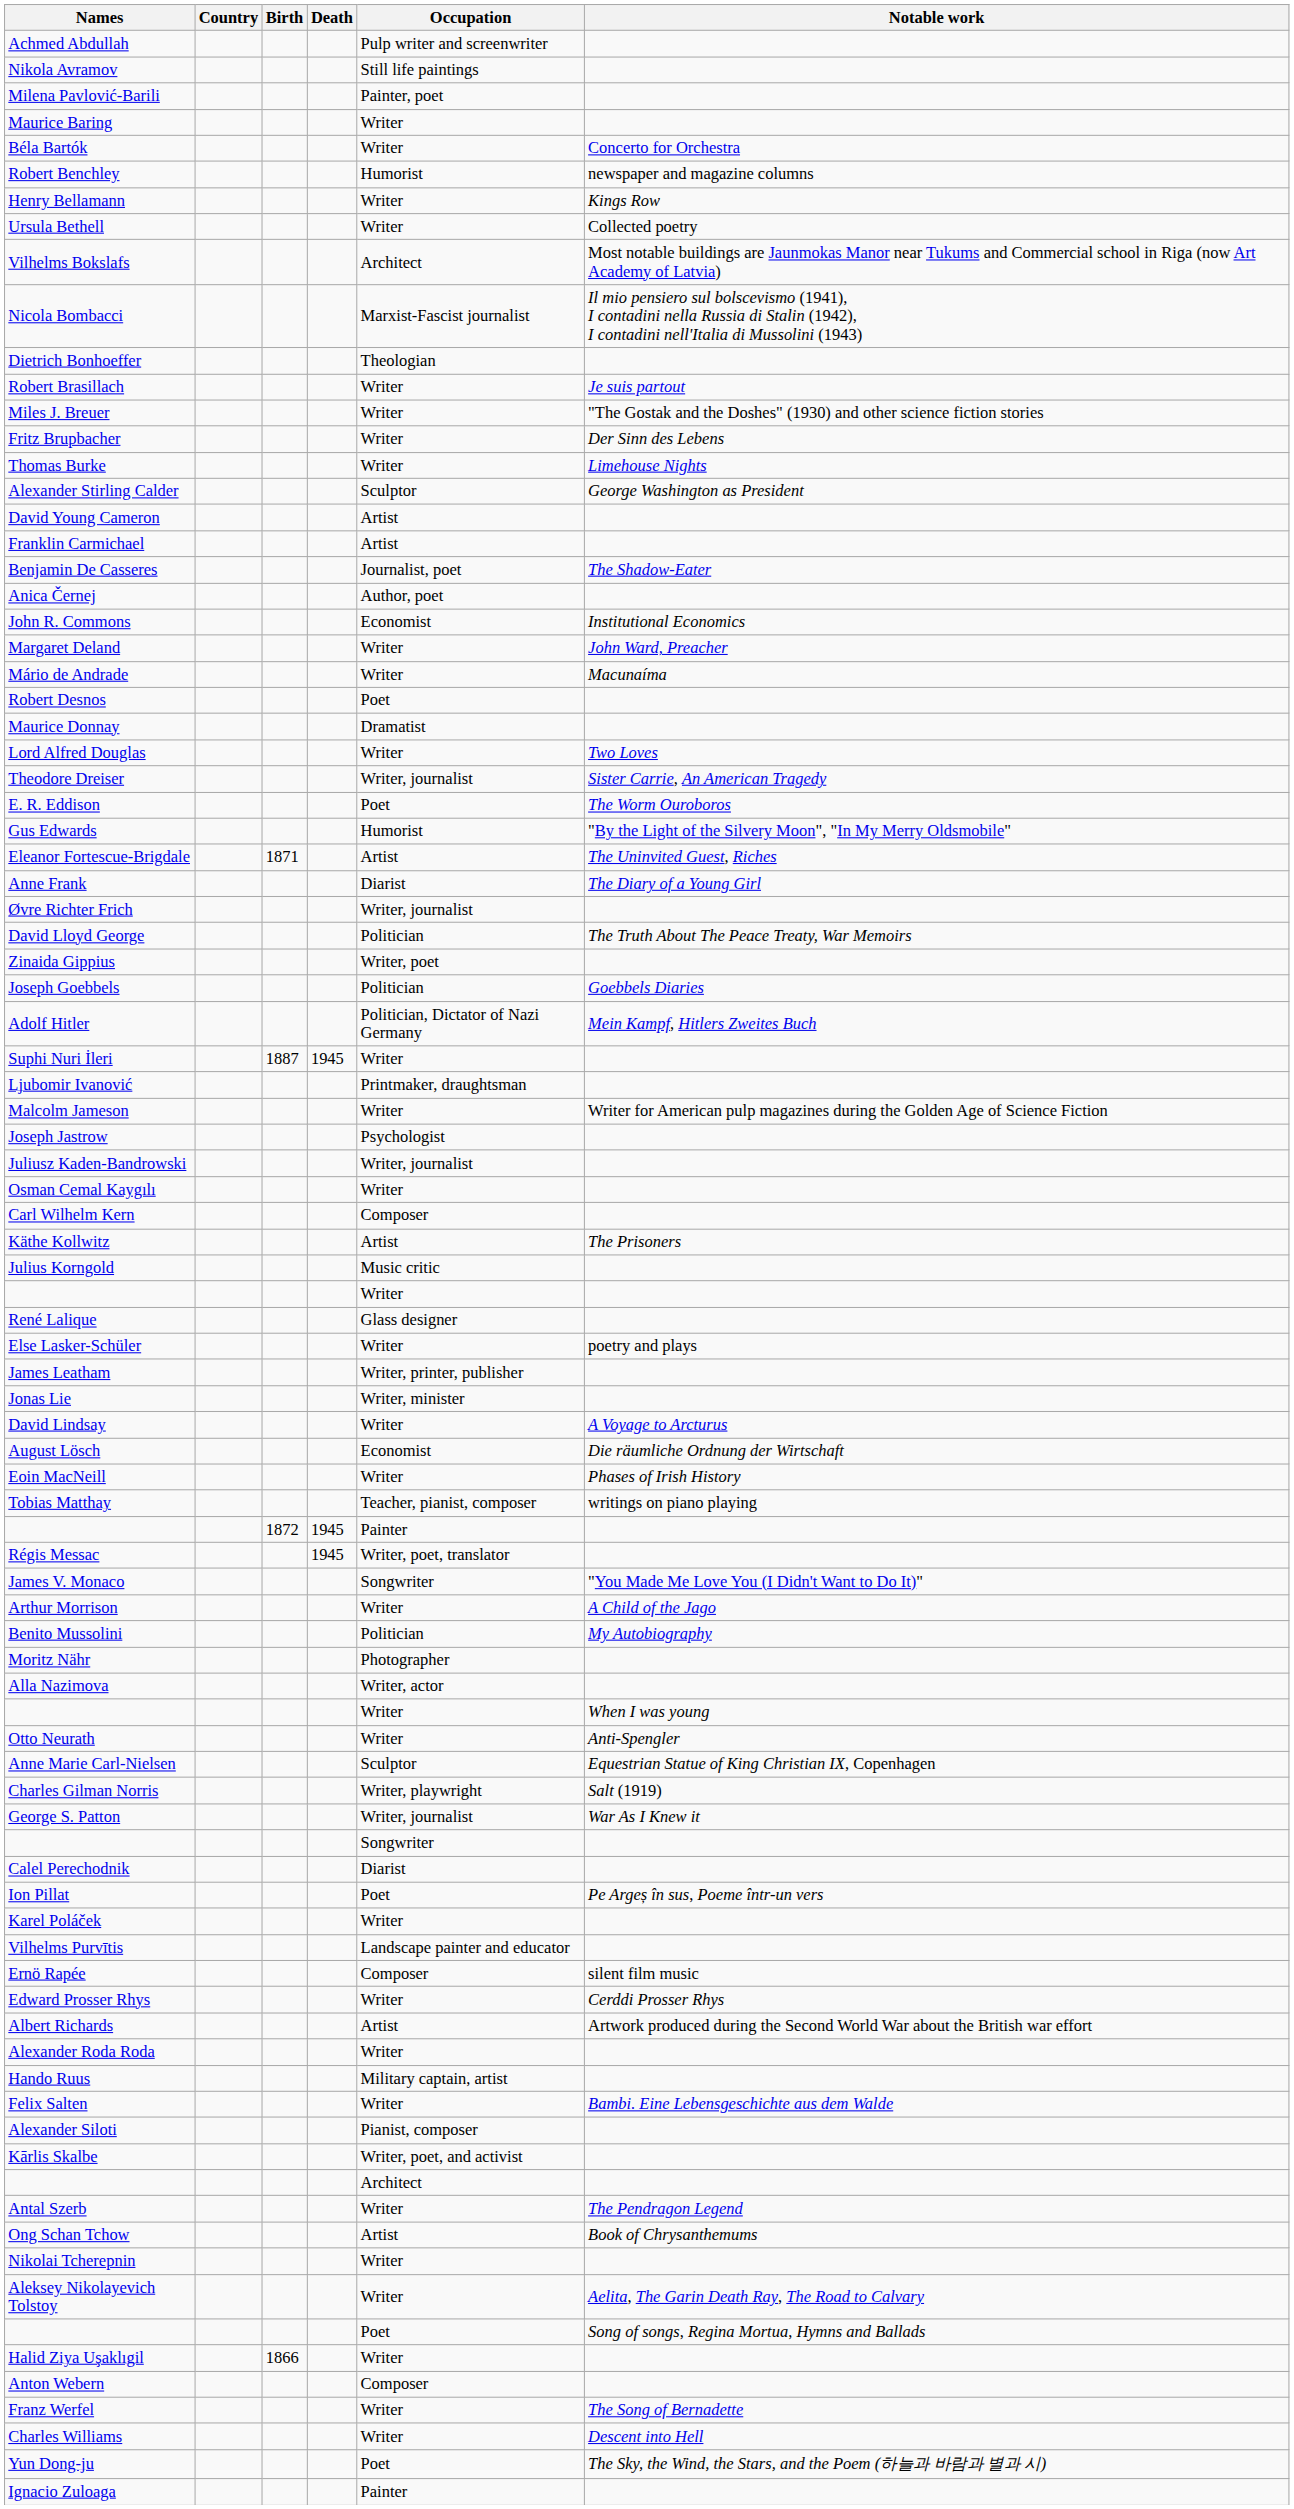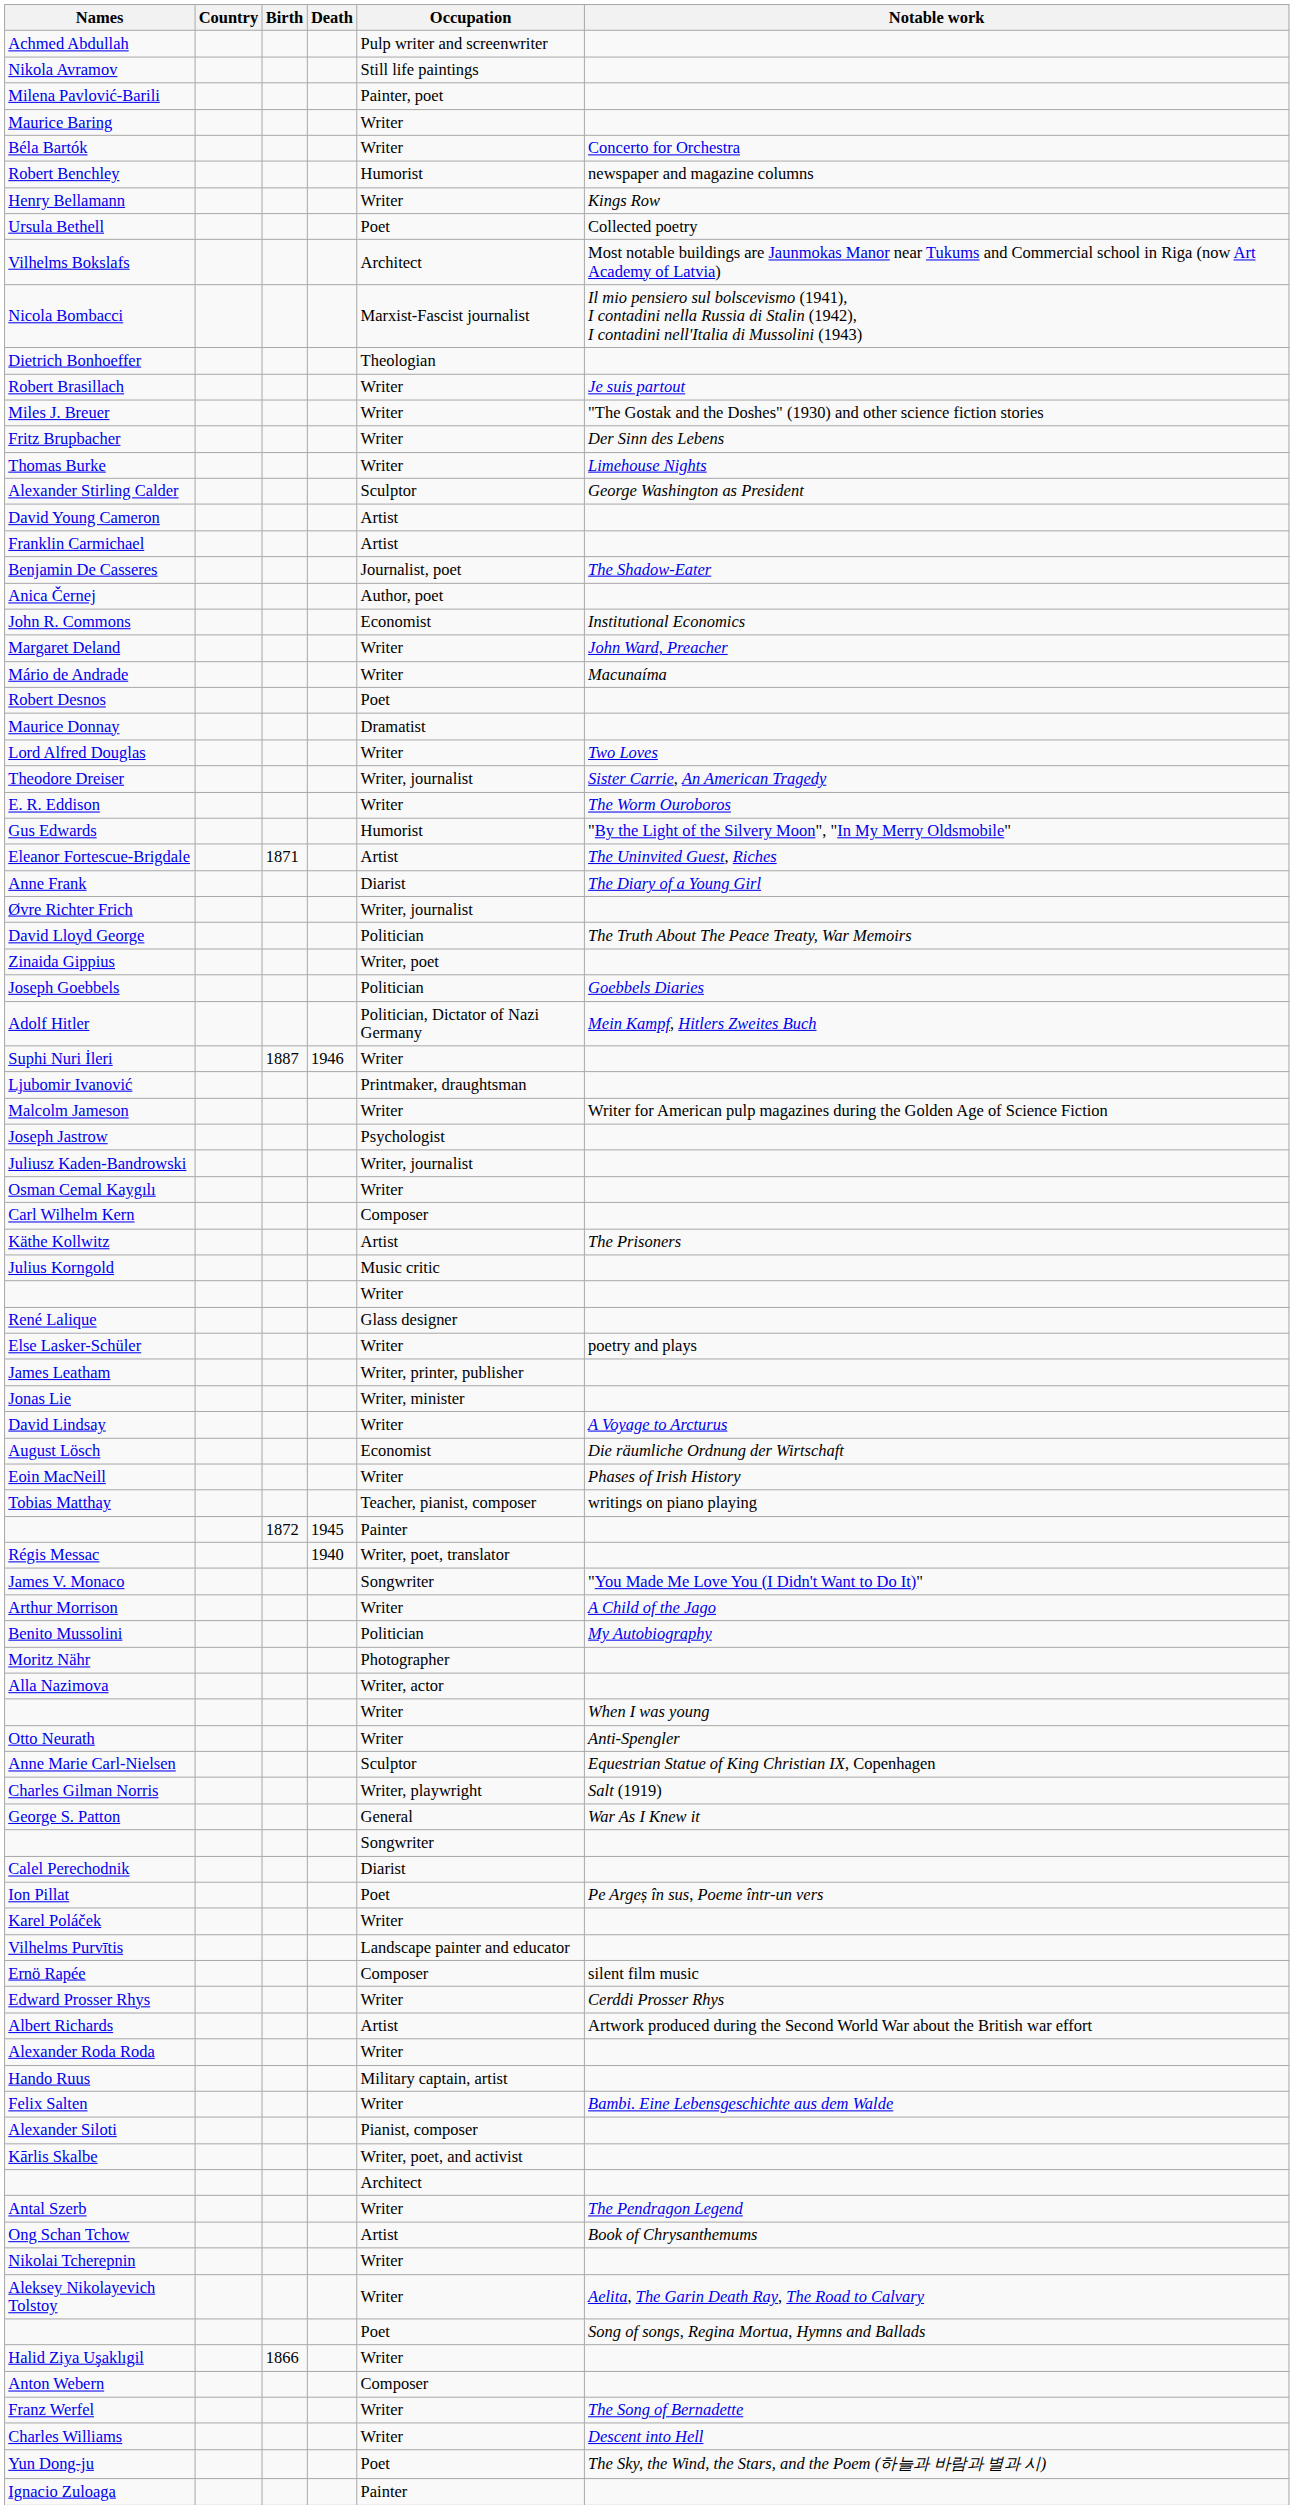(382, 226) Writer -> (375, 226) Poet
(375, 805) Poet -> (382, 805) Writer
(327, 1058) 1945 -> (327, 1058) 1946
(327, 1555) 1945 -> (327, 1555) 1940
(417, 1816) Writer, journalist -> (387, 1816) General
